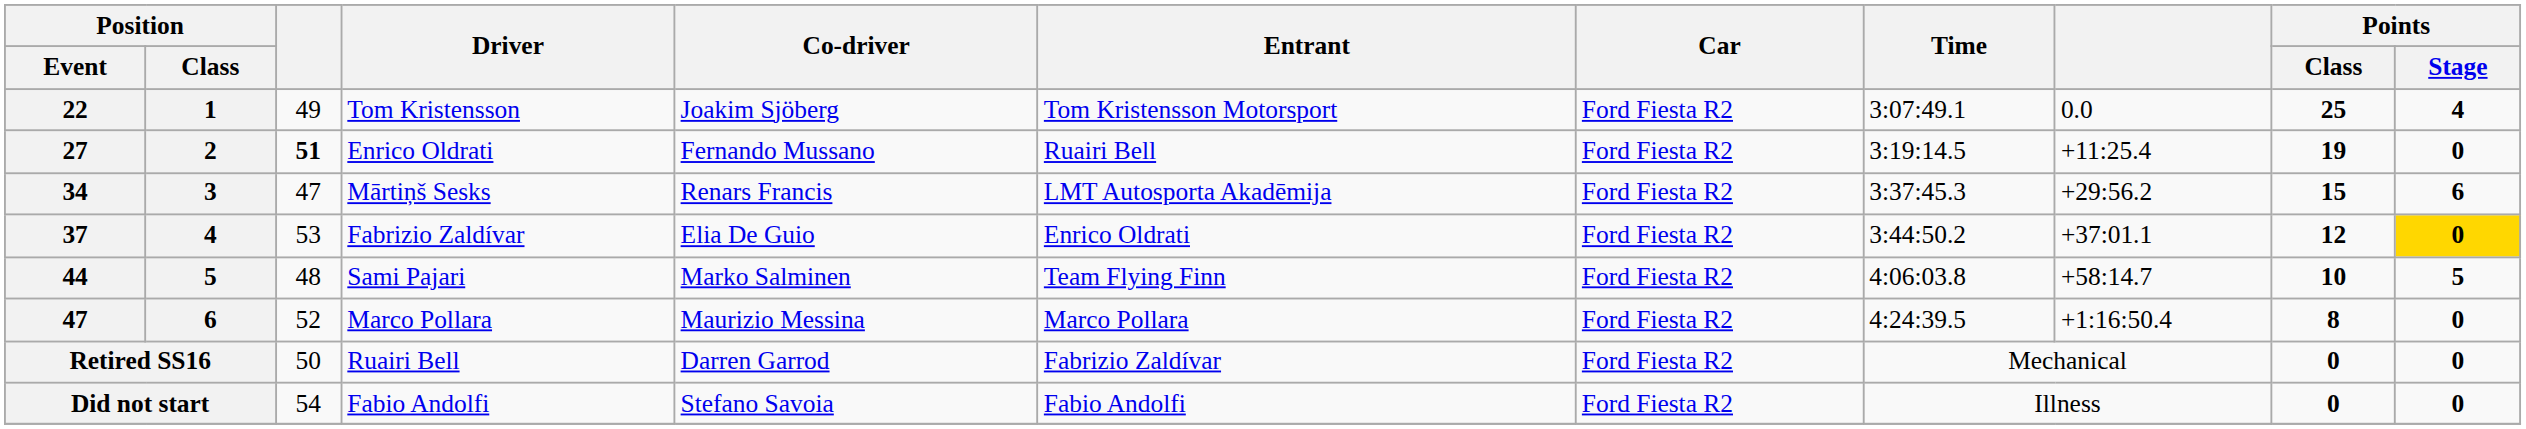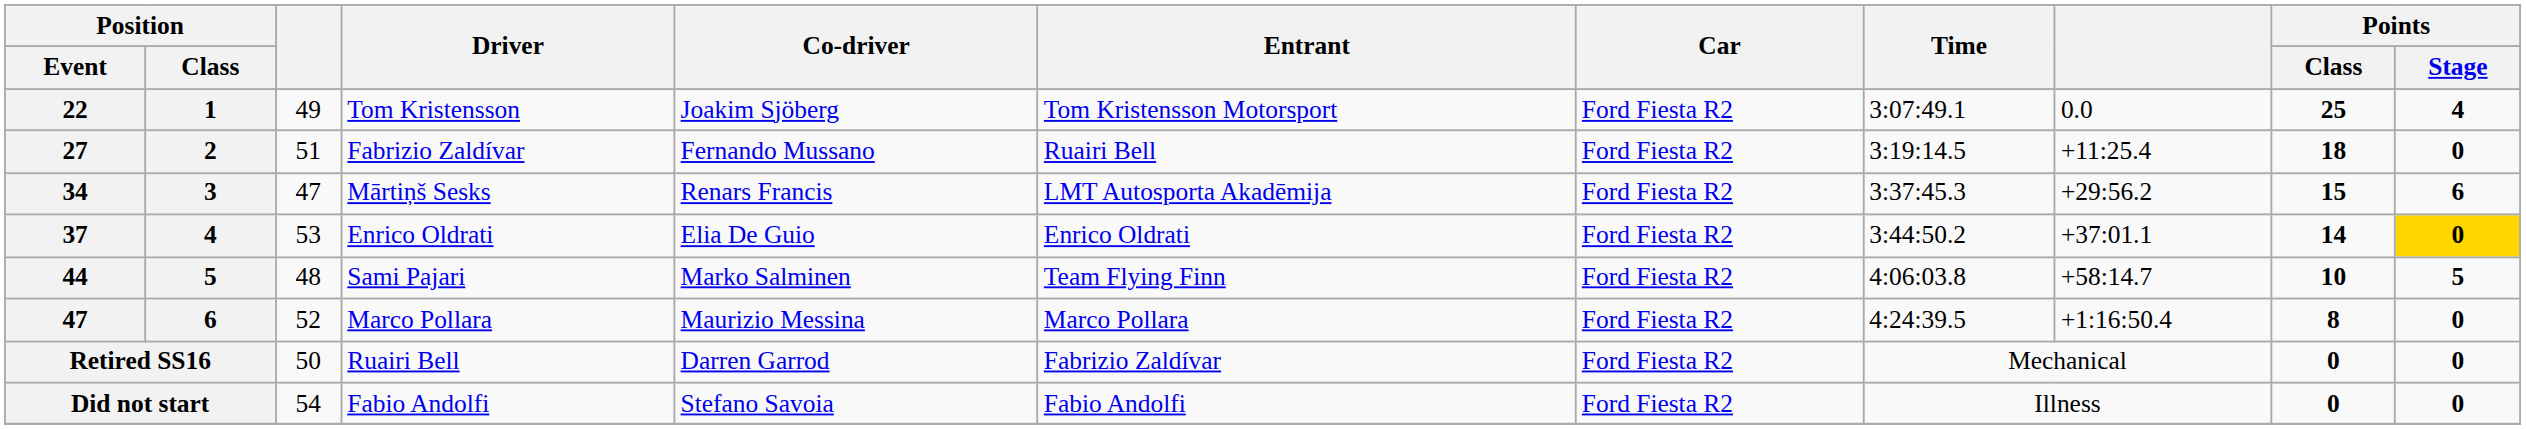(308, 150) bold -> (308, 150) normal
(420, 150) Enrico Oldrati -> (436, 150) Fabrizio Zaldívar
(2333, 150) 19 -> (2333, 150) 18
(436, 234) Fabrizio Zaldívar -> (420, 234) Enrico Oldrati
(2333, 234) 12 -> (2333, 234) 14
